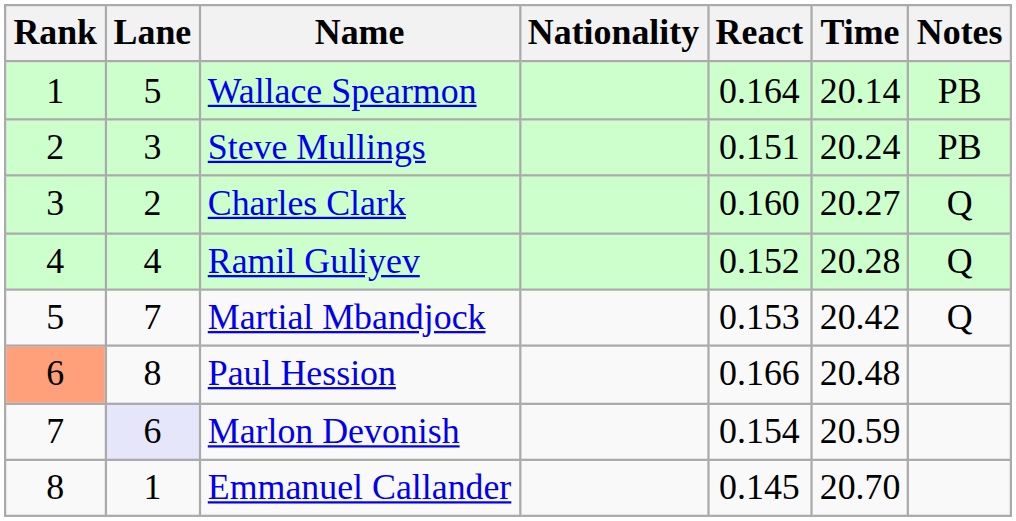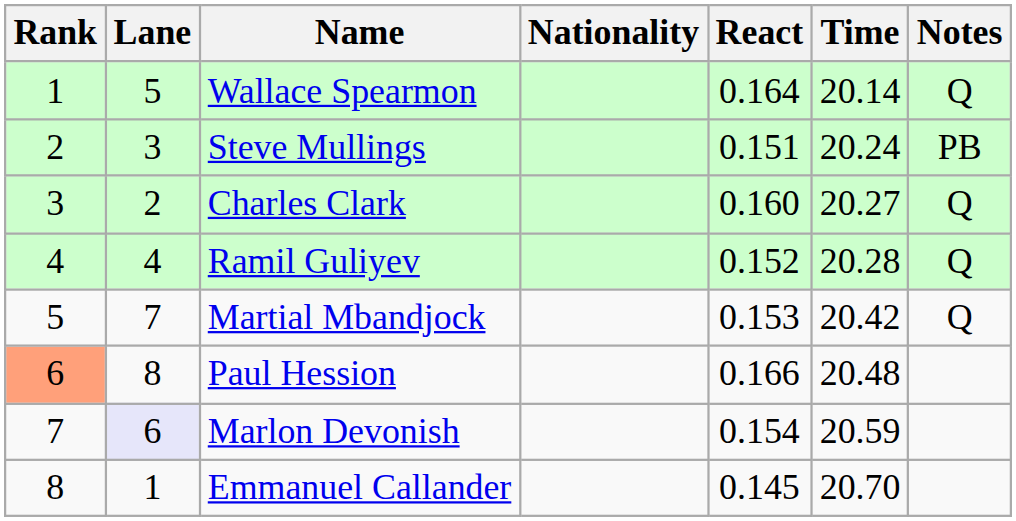(960, 89) PB -> (960, 89) Q
